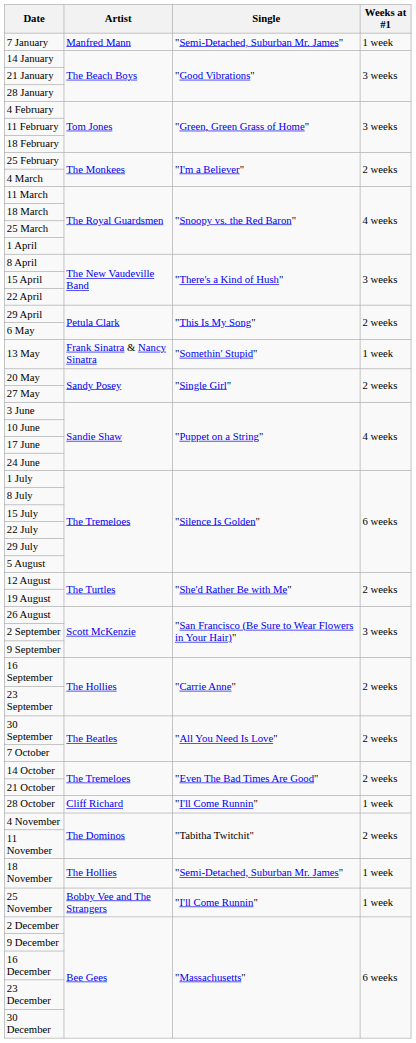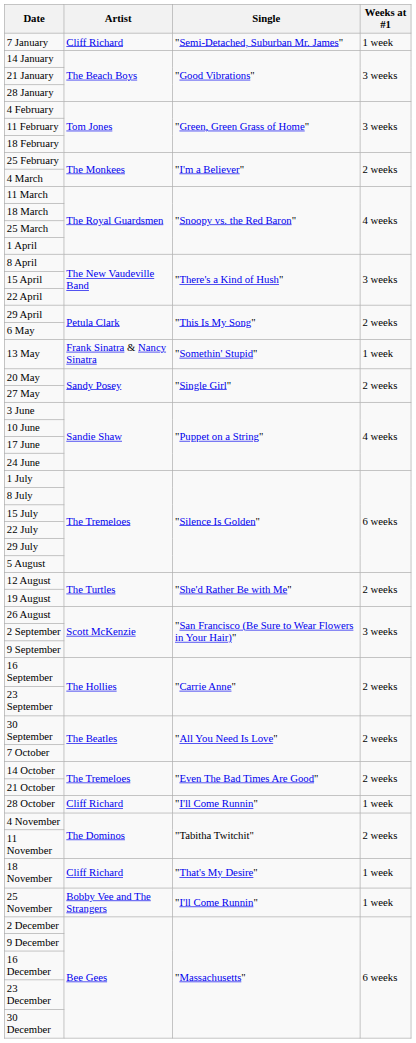(99, 42) Manfred Mann -> (95, 42) Cliff Richard
(91, 873) The Hollies -> (95, 873) Cliff Richard
(259, 873) "Semi-Detached, Suburban Mr. James" -> (216, 873) "That's My Desire"
